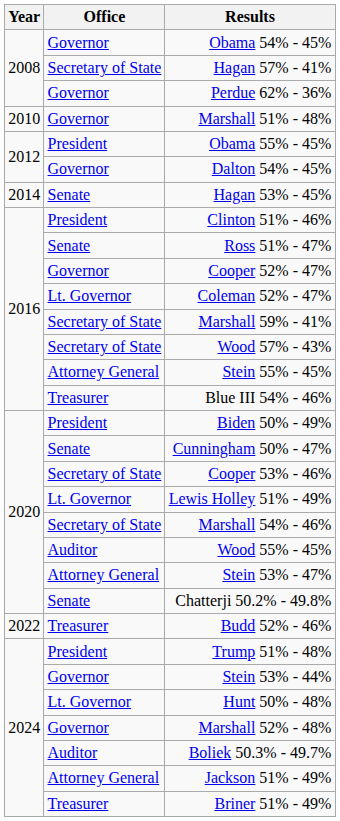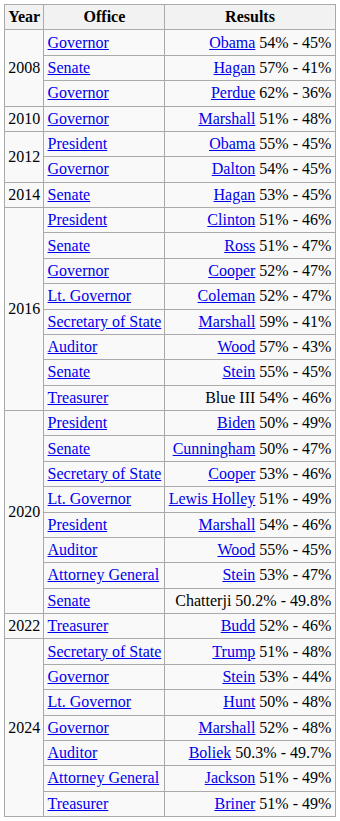(104, 67) Secretary of State -> (69, 67) Senate
(104, 347) Secretary of State -> (72, 347) Auditor
(103, 372) Attorney General -> (69, 372) Senate
(104, 524) Secretary of State -> (77, 524) President
(77, 651) President -> (104, 651) Secretary of State
